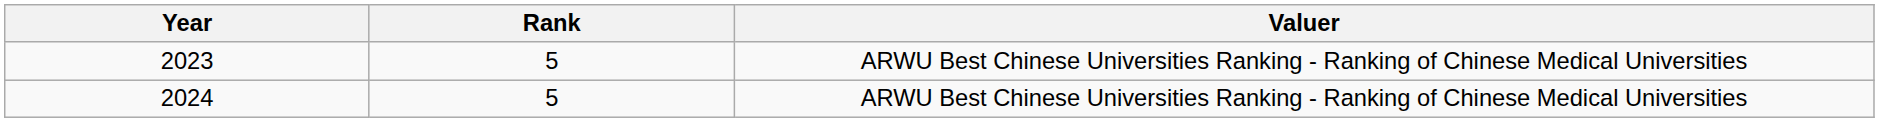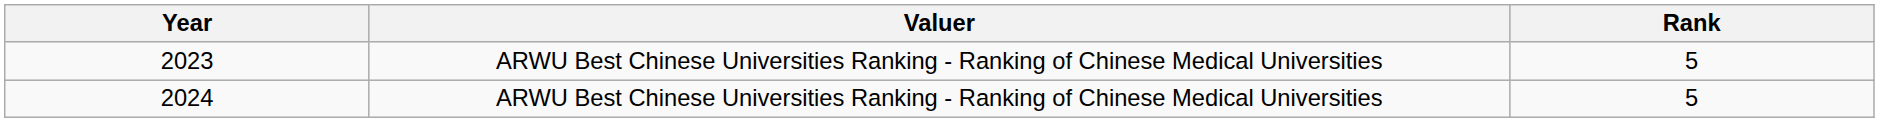columns swapped: (552, 23) <-> (1304, 23)
